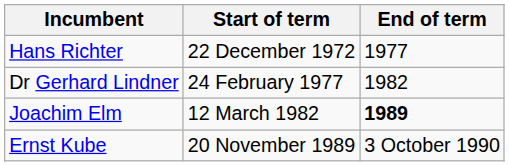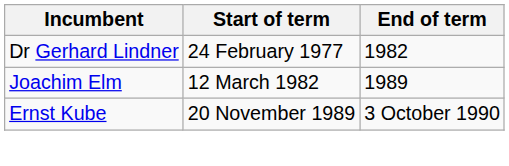- row: (66, 51)
(386, 113) bold -> (386, 82) normal
